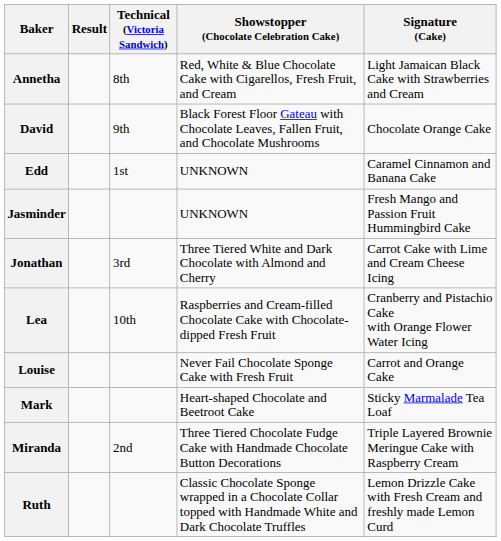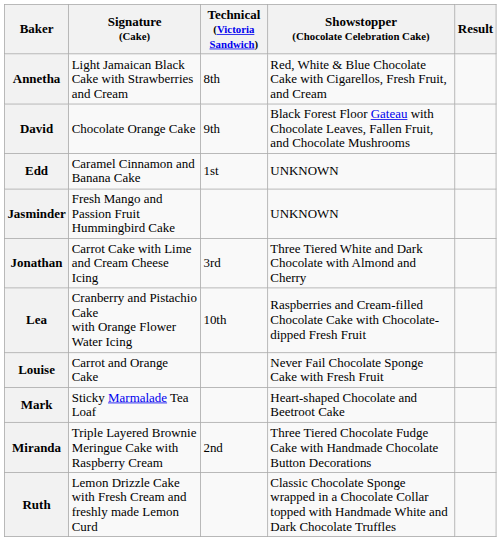columns swapped: (430, 29) <-> (89, 29)
